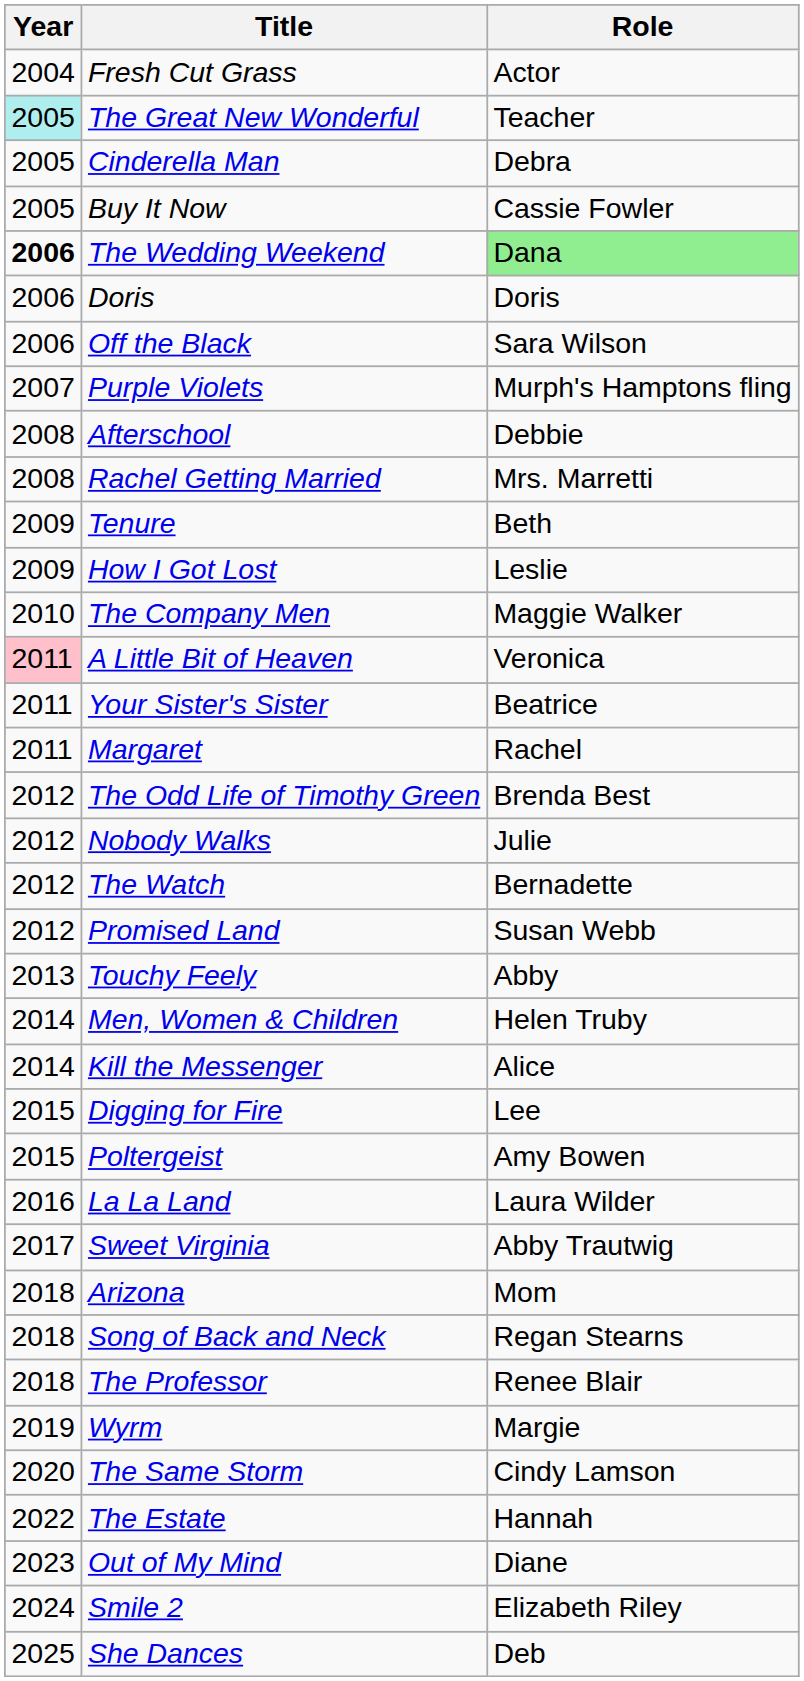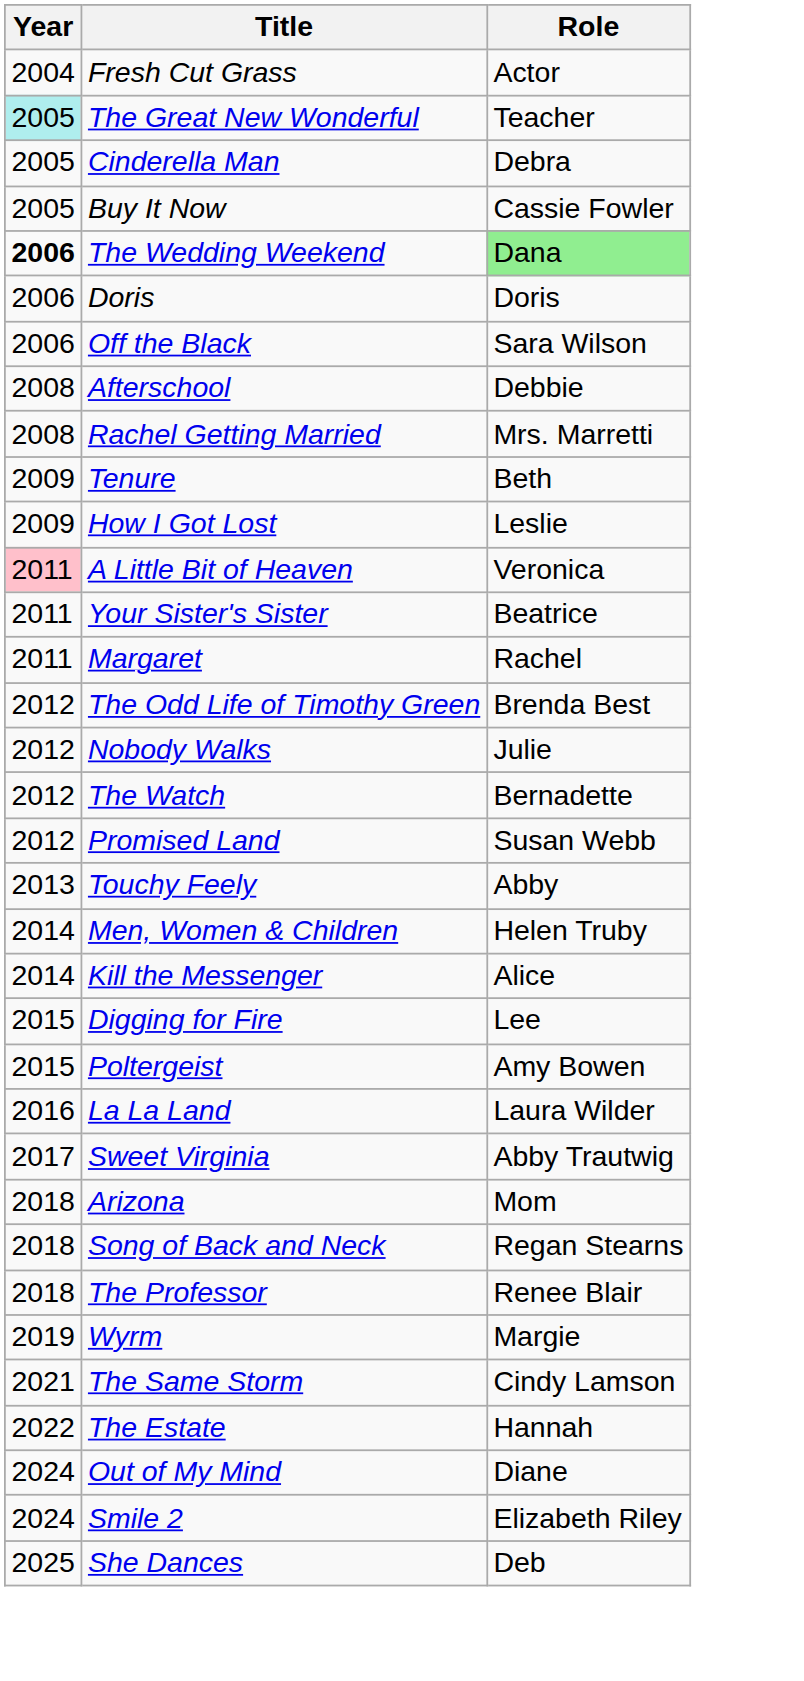- row: (176, 388)
- row: (209, 614)
(43, 1472) 2020 -> (43, 1382) 2021
(43, 1562) 2023 -> (43, 1472) 2024
